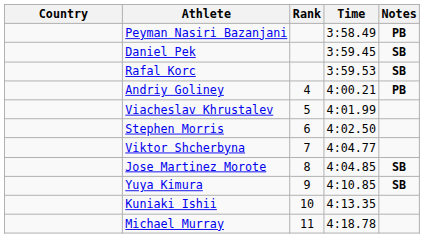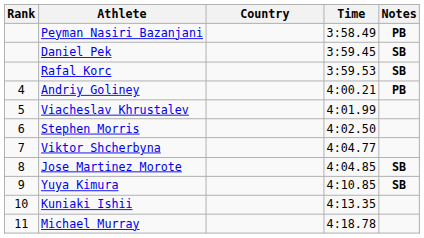columns swapped: (307, 14) <-> (63, 14)
